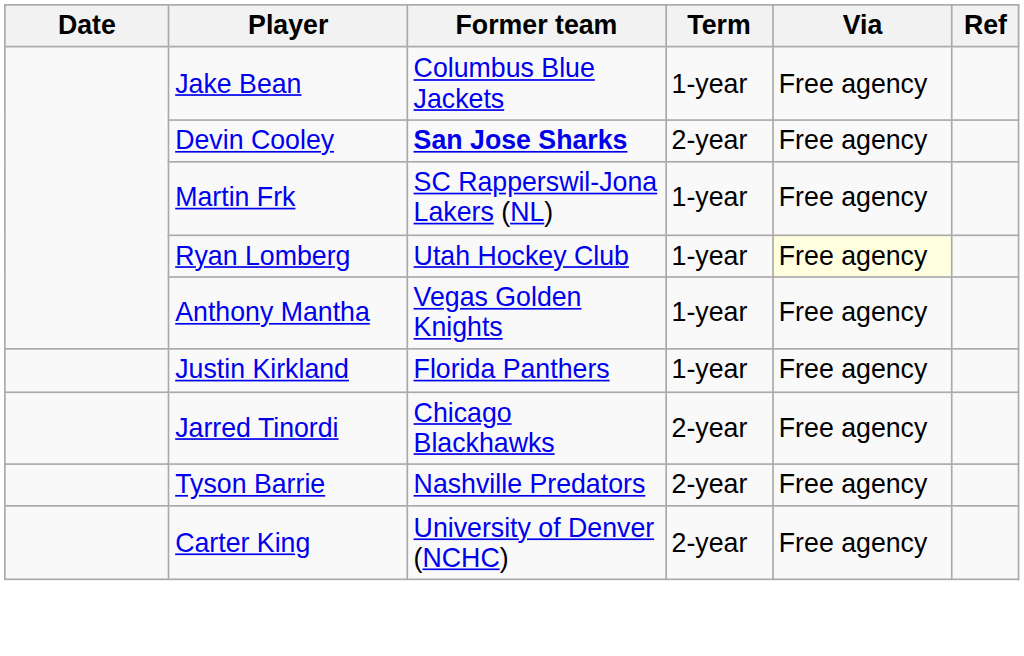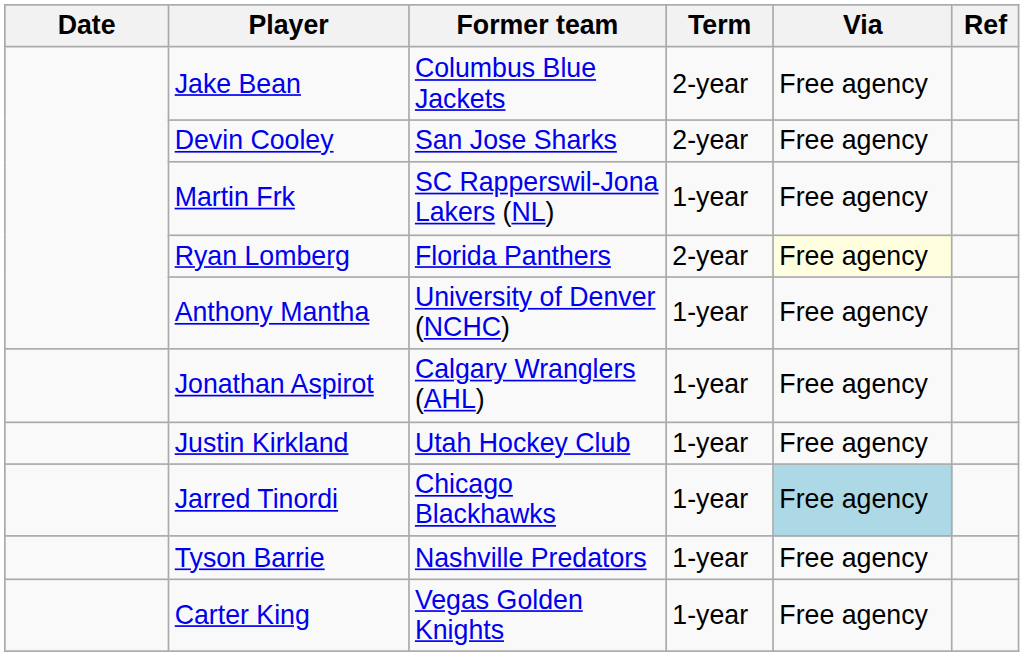(709, 83) 1-year -> (710, 83) 2-year
(521, 140) bold -> (516, 140) normal
(521, 255) Utah Hockey Club -> (513, 255) Florida Panthers
(709, 255) 1-year -> (710, 255) 2-year
(498, 312) Vegas Golden Knights -> (535, 312) University of Denver (NCHC)
+ row: (274, 385)
(512, 370) Florida Panthers -> (523, 442) Utah Hockey Club
(709, 427) 2-year -> (710, 499) 1-year
(853, 427) no background -> (854, 499) lightblue background
(709, 484) 2-year -> (710, 557) 1-year
(534, 542) University of Denver (NCHC) -> (499, 614) Vegas Golden Knights
(709, 542) 2-year -> (710, 614) 1-year
